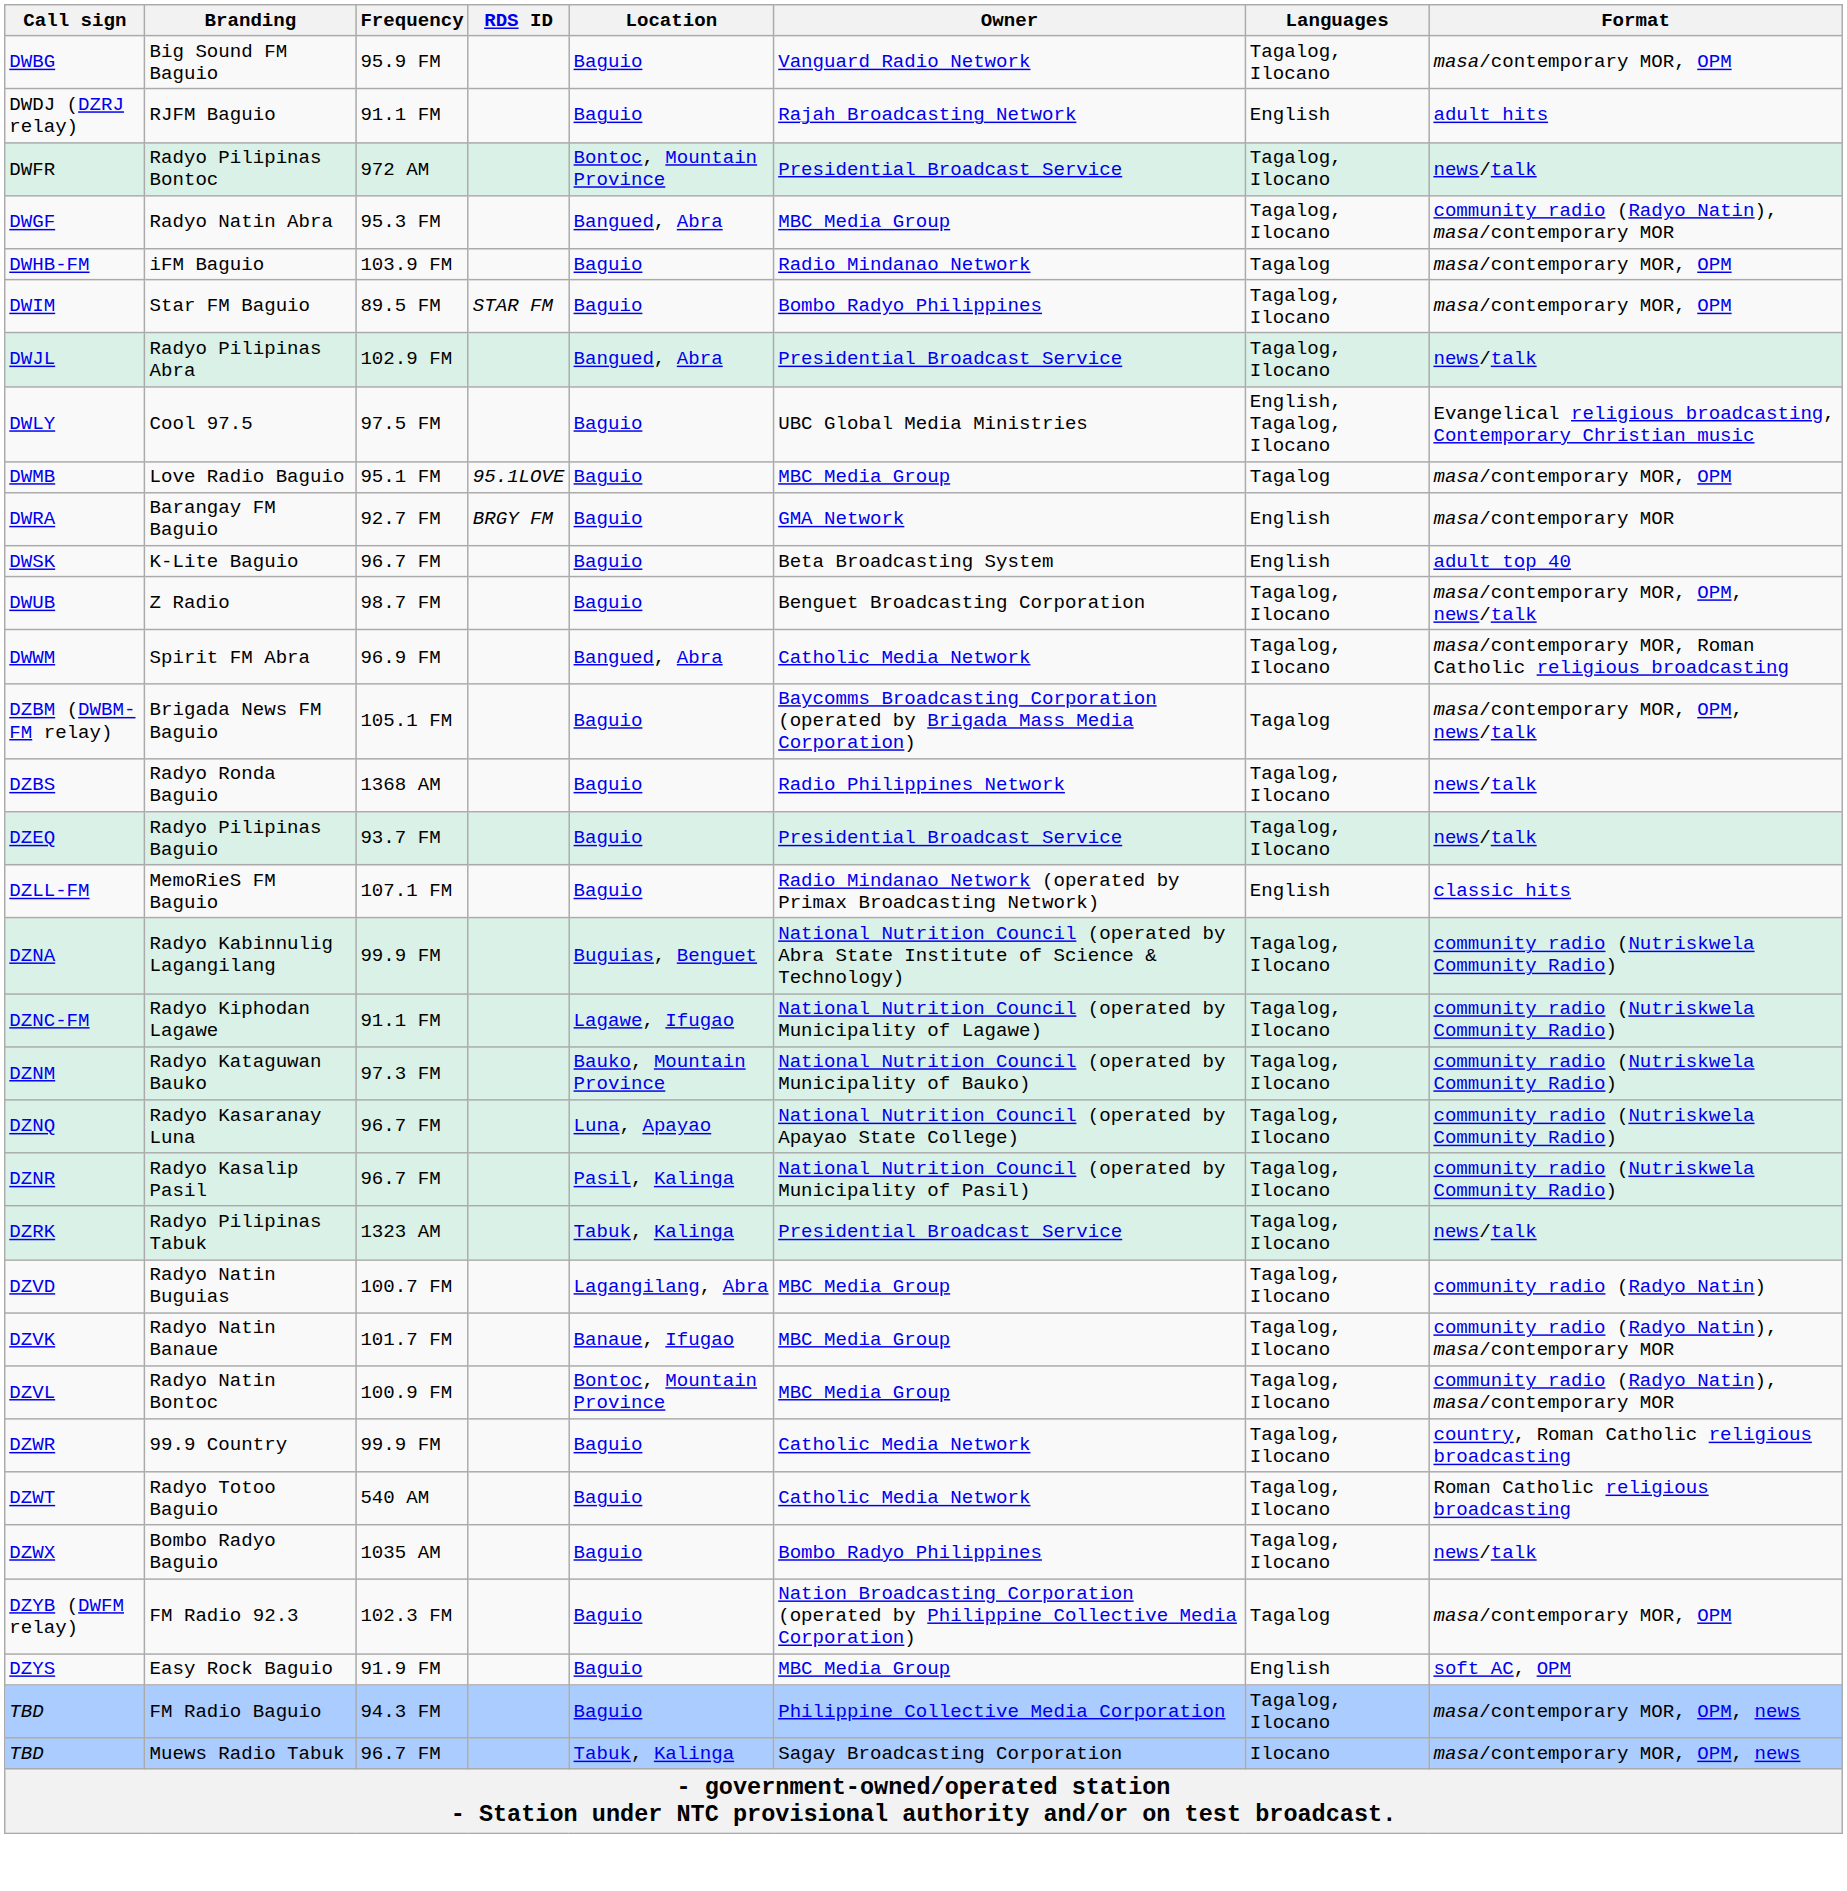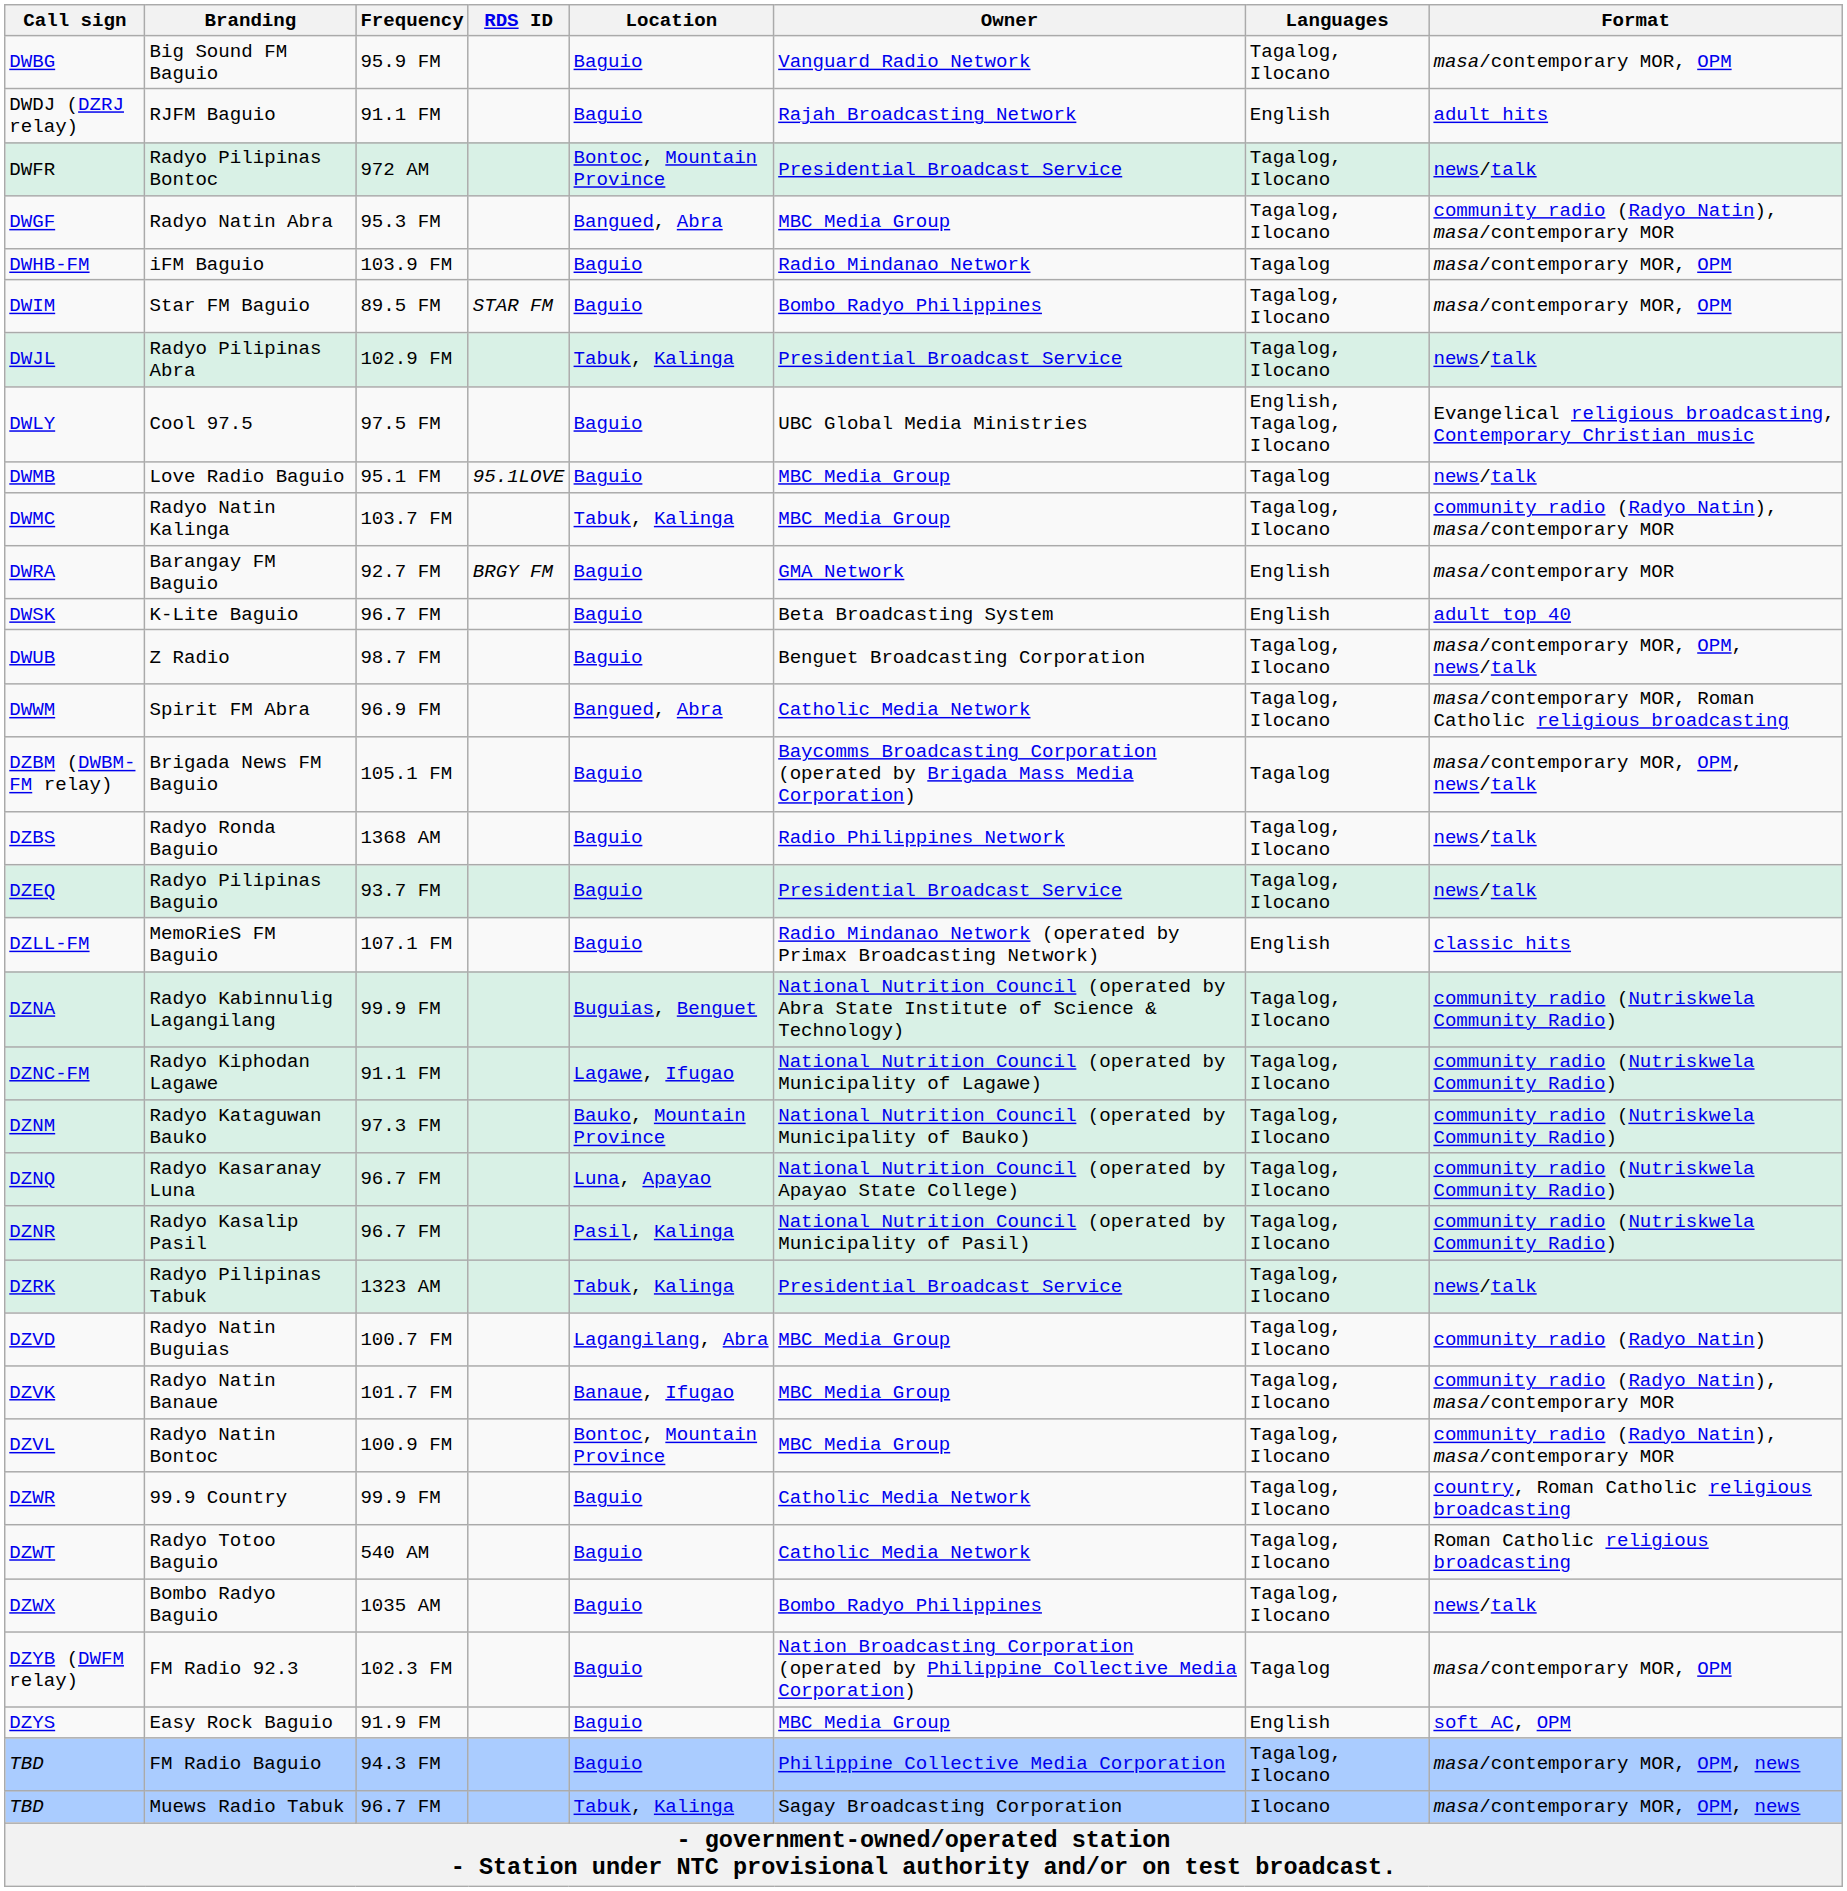(648, 360) Bangued, Abra -> (654, 360) Tabuk, Kalinga
(1583, 477) masa/contemporary MOR, OPM -> (1485, 477) news/talk
+ row: (213, 519)
